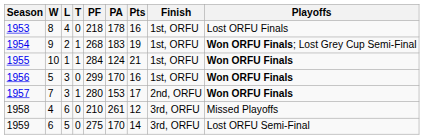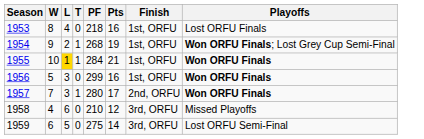- column: (116, 12)
(67, 61) no background -> (67, 61) gold background
